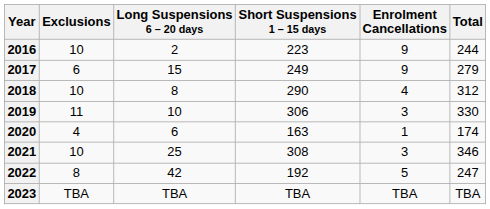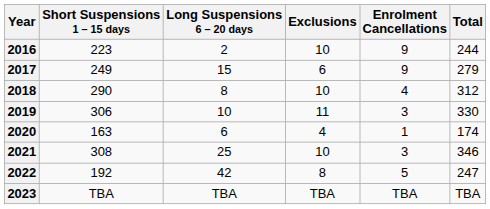columns swapped: (298, 22) <-> (76, 22)
